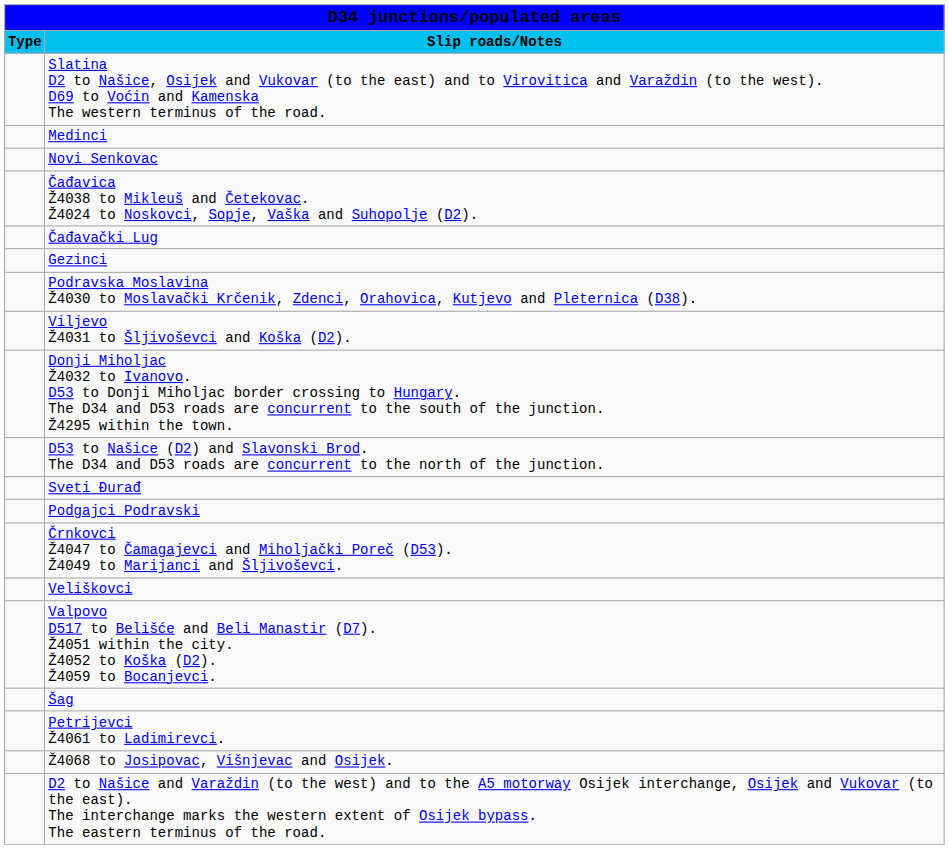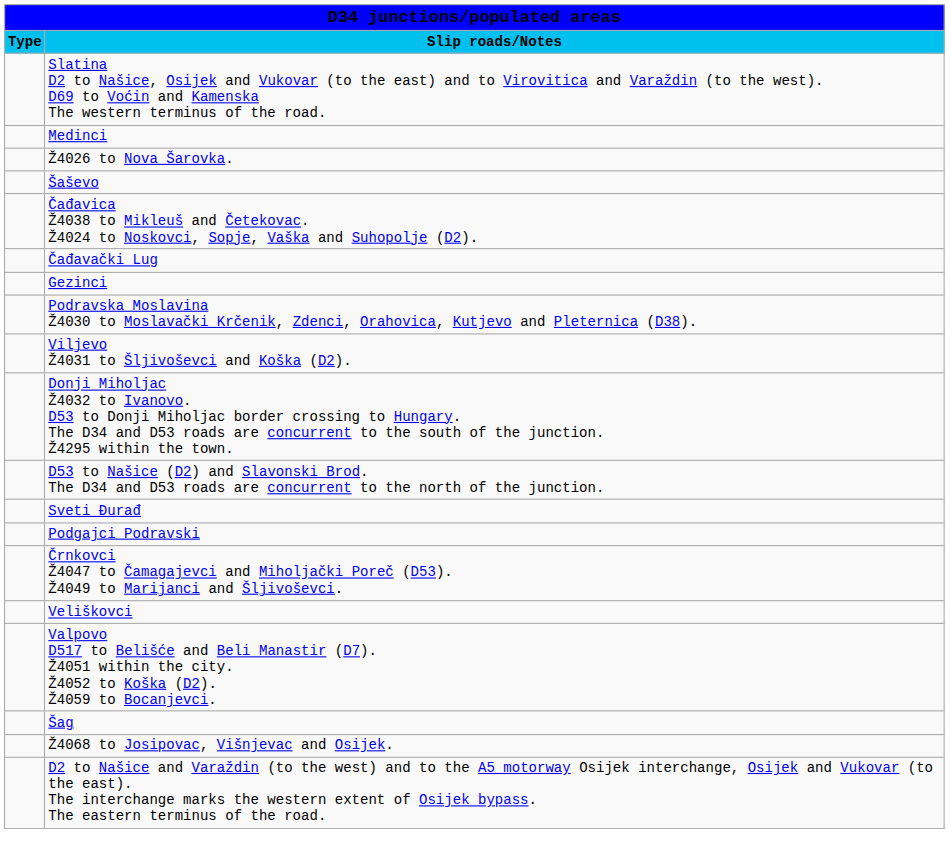+ row: (141, 159)
- row: (103, 159)
+ row: (74, 182)
- row: (137, 731)
